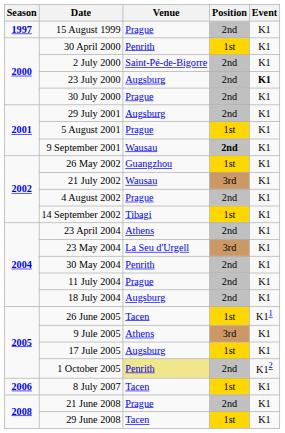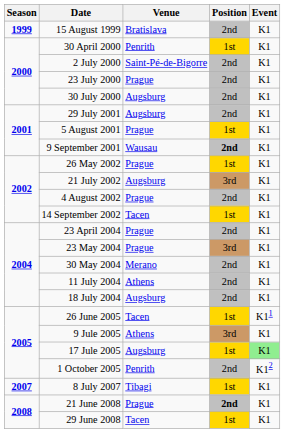(22, 29) 1997 -> (22, 29) 1999
(139, 29) Prague -> (146, 29) Bratislava
(145, 80) Augsburg -> (139, 80) Prague
(264, 80) bold -> (264, 80) normal
(139, 97) Prague -> (145, 97) Augsburg
(149, 164) Guangzhou -> (139, 164) Prague
(141, 181) Wausau -> (145, 181) Augsburg
(138, 214) Tibagi -> (137, 214) Tacen
(140, 231) Athens -> (139, 231) Prague
(157, 248) La Seu d'Urgell -> (139, 248) Prague
(140, 264) Penrith -> (141, 264) Merano
(139, 281) Prague -> (140, 281) Athens
(264, 350) no background -> (264, 350) lightgreen background
(140, 368) khaki background -> (140, 368) no background
(22, 386) 2006 -> (22, 386) 2007
(137, 386) Tacen -> (138, 386) Tibagi
(229, 403) normal -> (229, 403) bold
